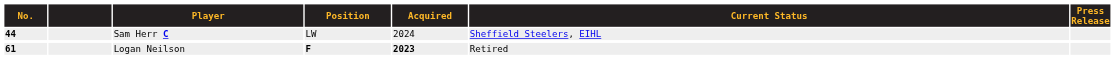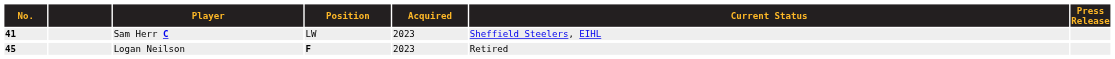(11, 34) 44 -> (11, 34) 41
(404, 34) 2024 -> (404, 34) 2023
(11, 49) 61 -> (11, 49) 45
(404, 49) bold -> (404, 49) normal
